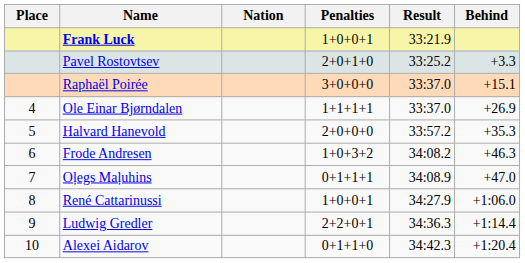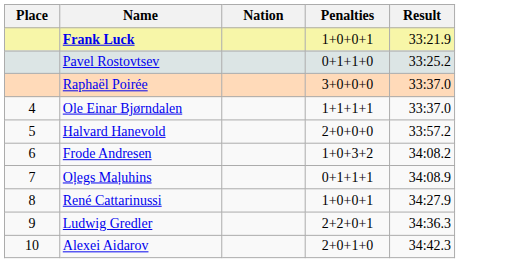- column: (487, 16)
(347, 62) 2+0+1+0 -> (347, 62) 0+1+1+0
(347, 246) 0+1+1+0 -> (347, 246) 2+0+1+0
